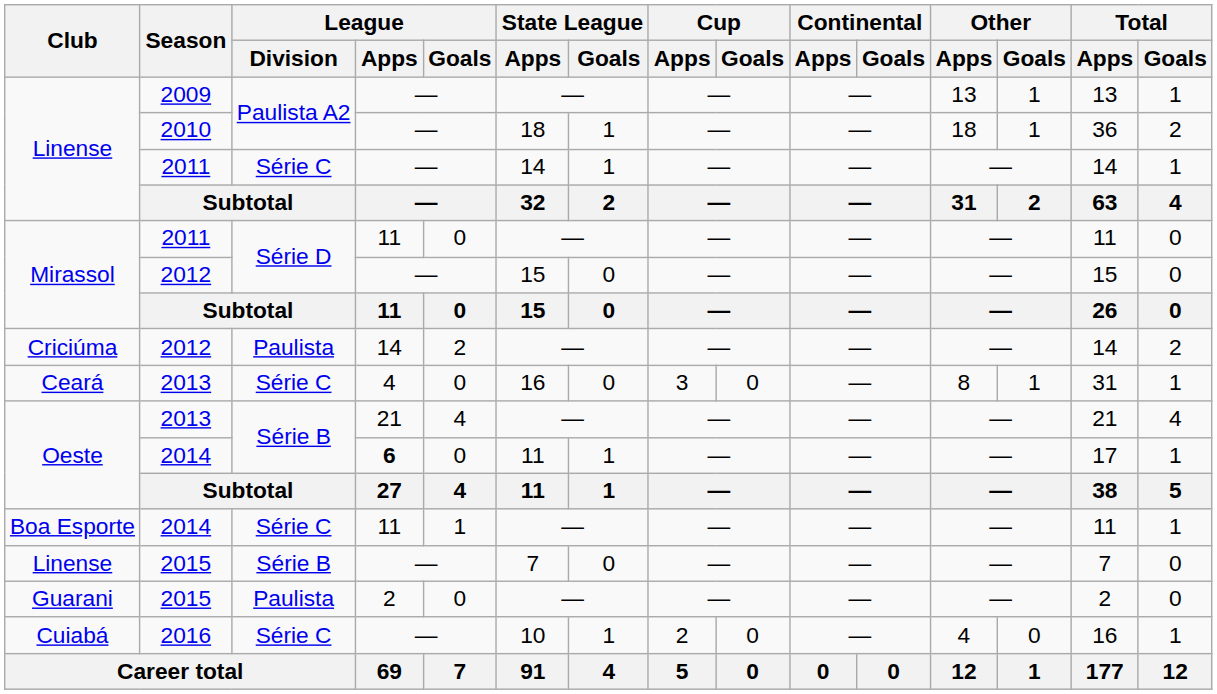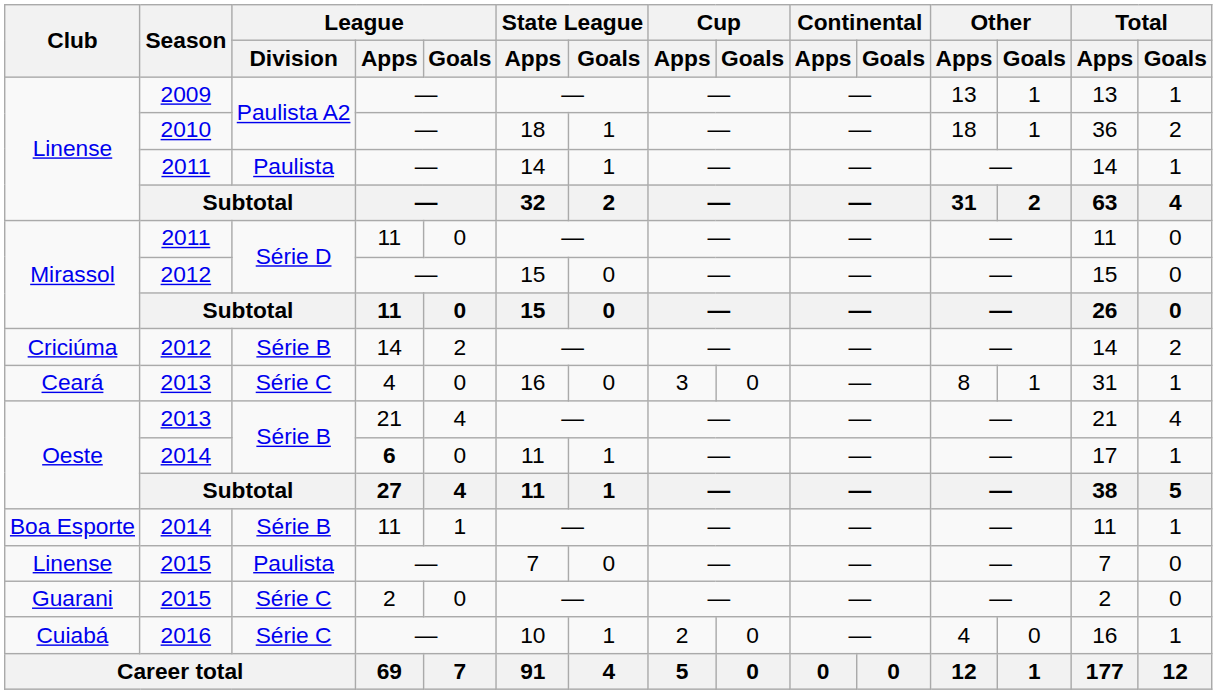(294, 166) Série C -> (294, 166) Paulista
(294, 346) Paulista -> (294, 346) Série B
(294, 526) Série C -> (294, 526) Série B
(294, 563) Série B -> (294, 563) Paulista
(294, 599) Paulista -> (294, 599) Série C
